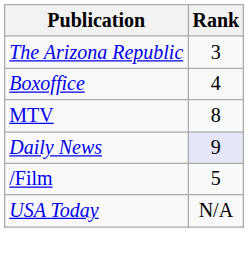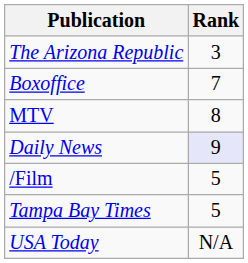(216, 83) 4 -> (216, 83) 7
+ row: (80, 210)
